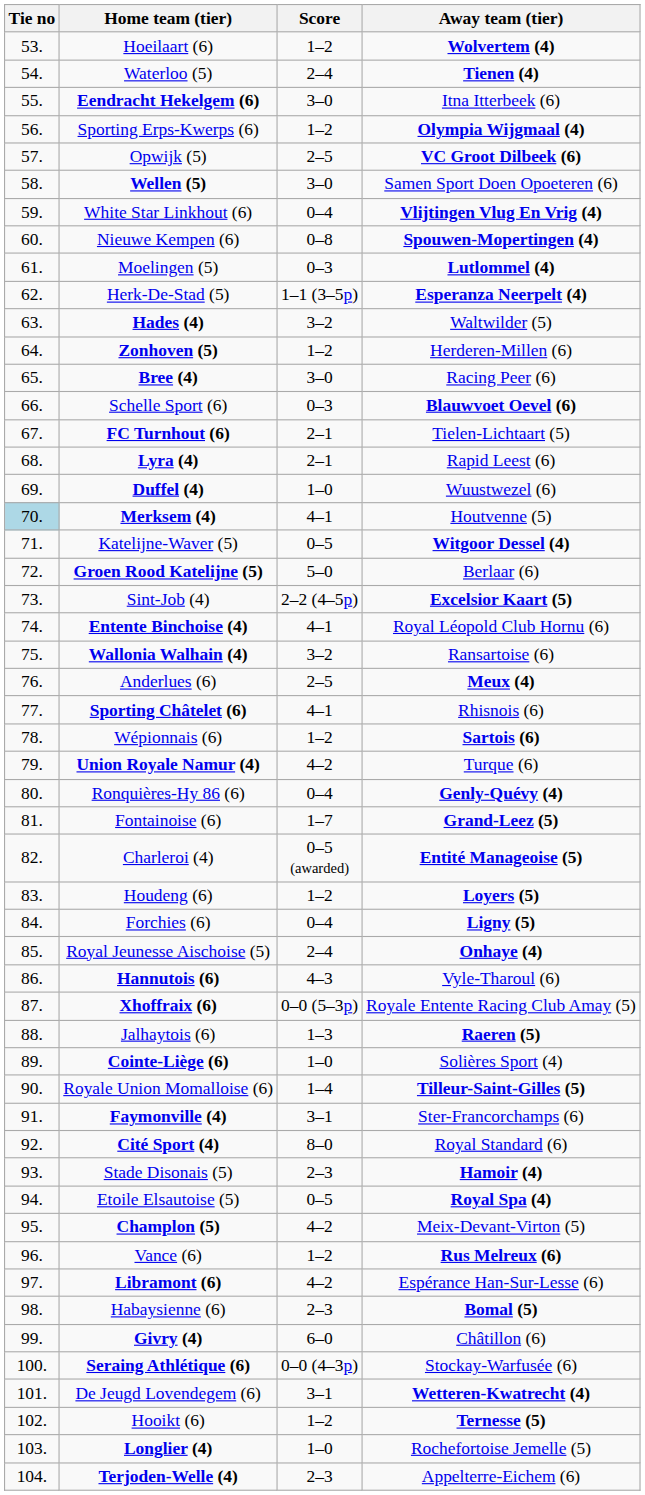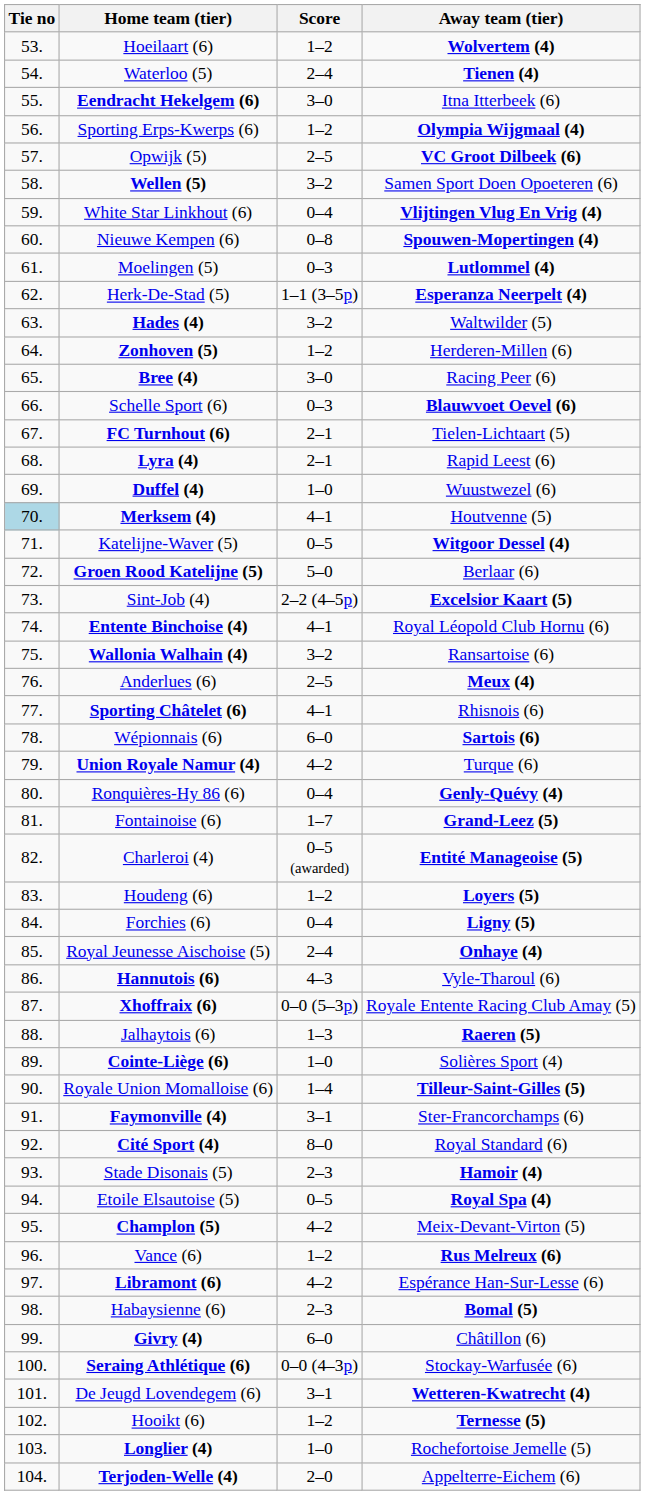(320, 184) 3–0 -> (320, 184) 3–2
(320, 737) 1–2 -> (320, 737) 6–0
(320, 1476) 2–3 -> (320, 1476) 2–0
